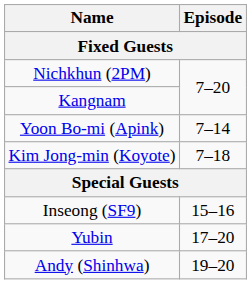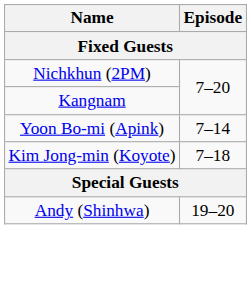- row: (92, 210)
- row: (92, 237)
